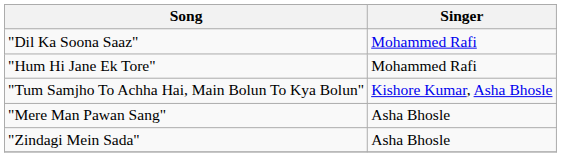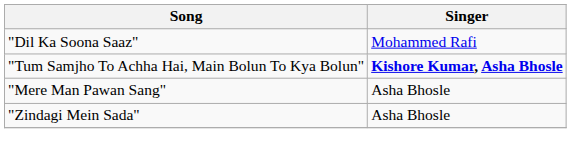- row: (82, 66)
(462, 90) normal -> (467, 66) bold
